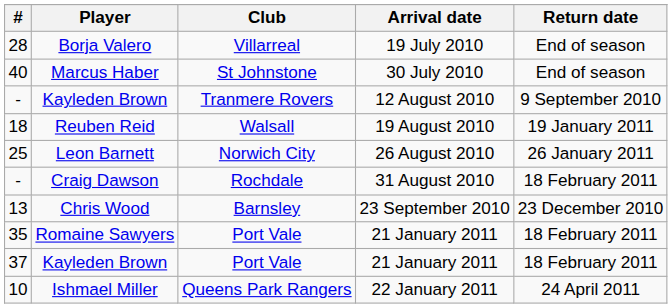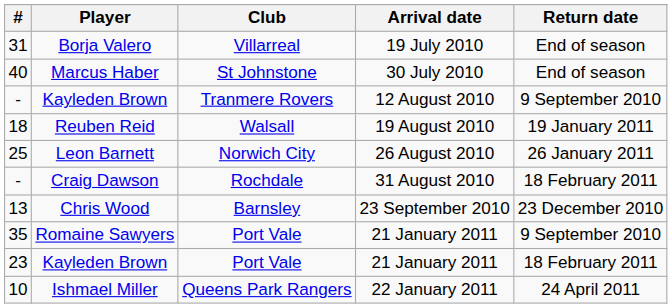(18, 45) 28 -> (18, 45) 31
(591, 235) 18 February 2011 -> (591, 235) 9 September 2010
(18, 262) 37 -> (18, 262) 23
